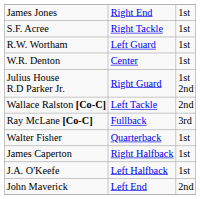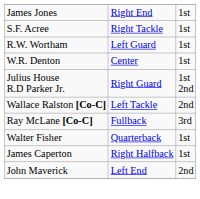- row: (33, 170)
